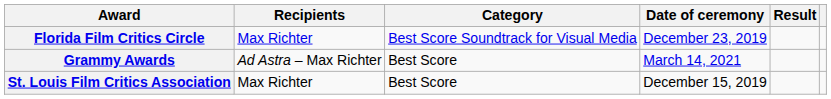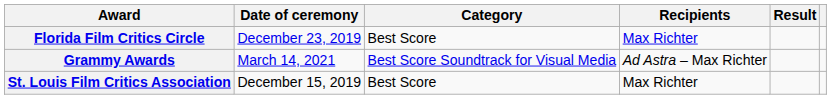columns swapped: (705, 15) <-> (310, 15)
(512, 37) Best Score Soundtrack for Visual Media -> (402, 37) Best Score
(423, 60) Best Score -> (492, 60) Best Score Soundtrack for Visual Media
